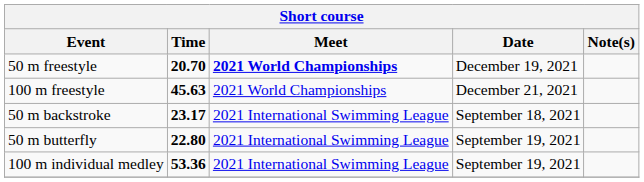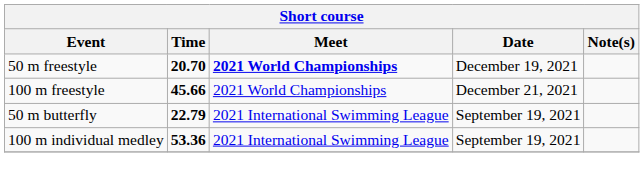(188, 90) 45.63 -> (188, 90) 45.66
- row: (59, 115)
(188, 139) 22.80 -> (188, 115) 22.79
